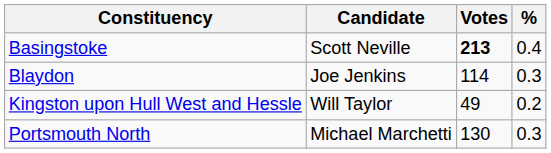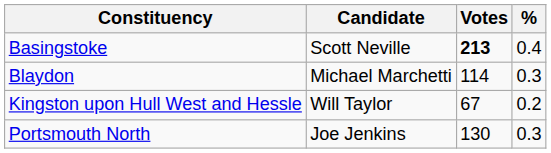(358, 76) Joe Jenkins -> (381, 76) Michael Marchetti
(470, 104) 49 -> (470, 104) 67
(381, 133) Michael Marchetti -> (358, 133) Joe Jenkins
